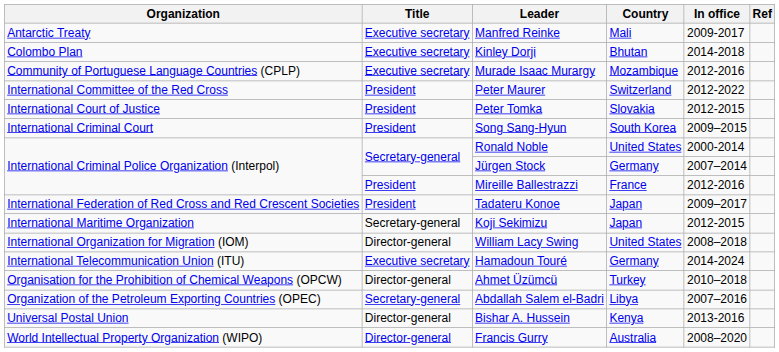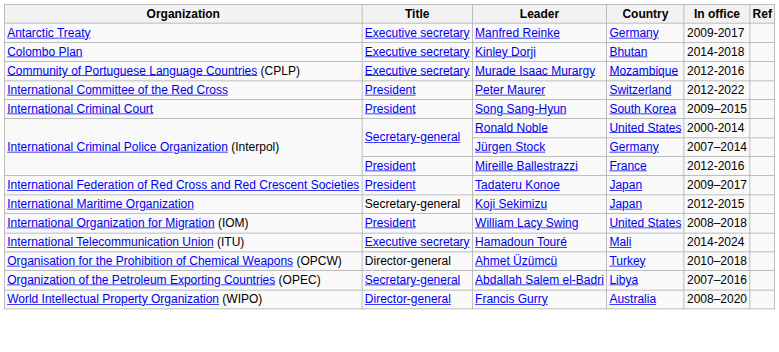(620, 33) Mali -> (634, 33) Germany
- row: (509, 109)
(408, 242) Director-general -> (390, 223) President
(634, 261) Germany -> (620, 242) Mali
- row: (522, 318)
